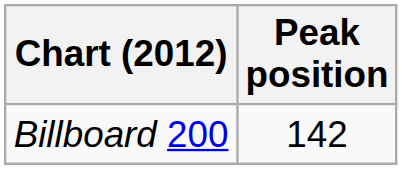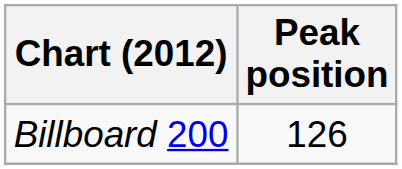(317, 133) 142 -> (317, 133) 126
